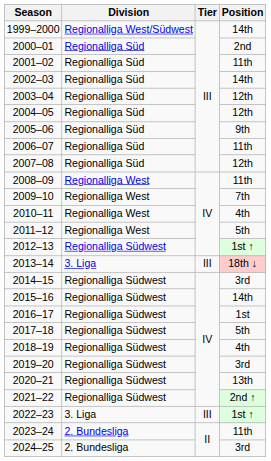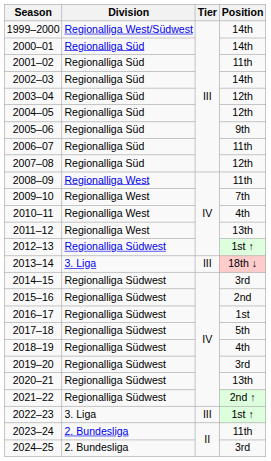(243, 46) 2nd -> (243, 46) 14th
(243, 230) 5th -> (243, 230) 13th
(243, 297) 14th -> (243, 297) 2nd
